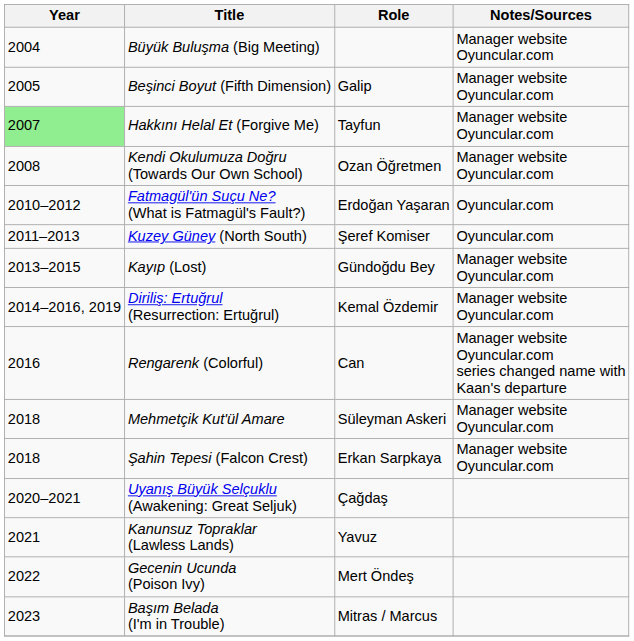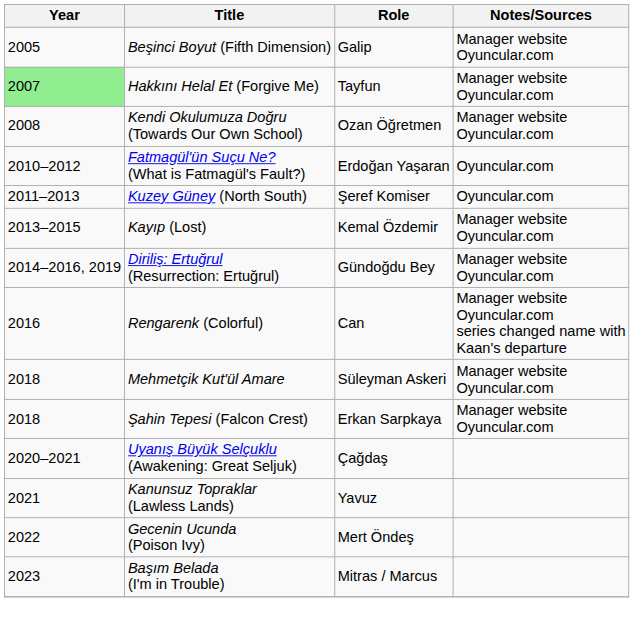- row: (224, 47)
(386, 267) Gündoğdu Bey -> (388, 228) Kemal Özdemir
(388, 307) Kemal Özdemir -> (386, 267) Gündoğdu Bey
